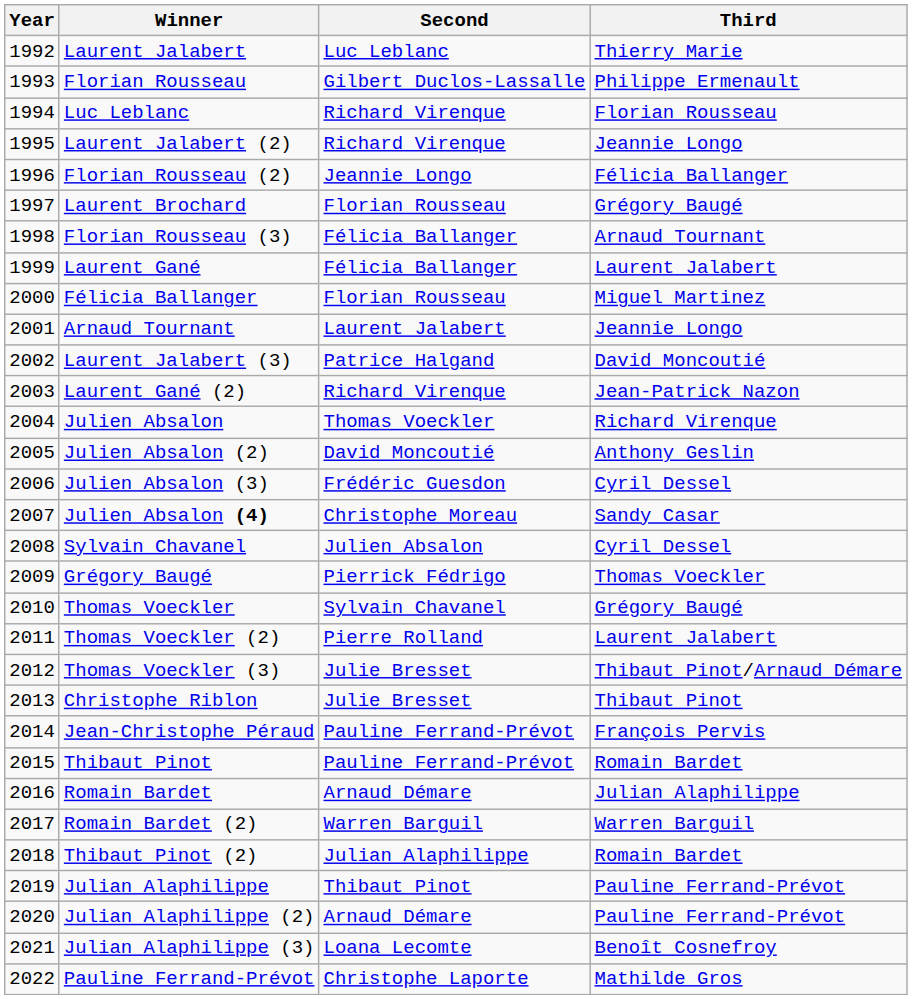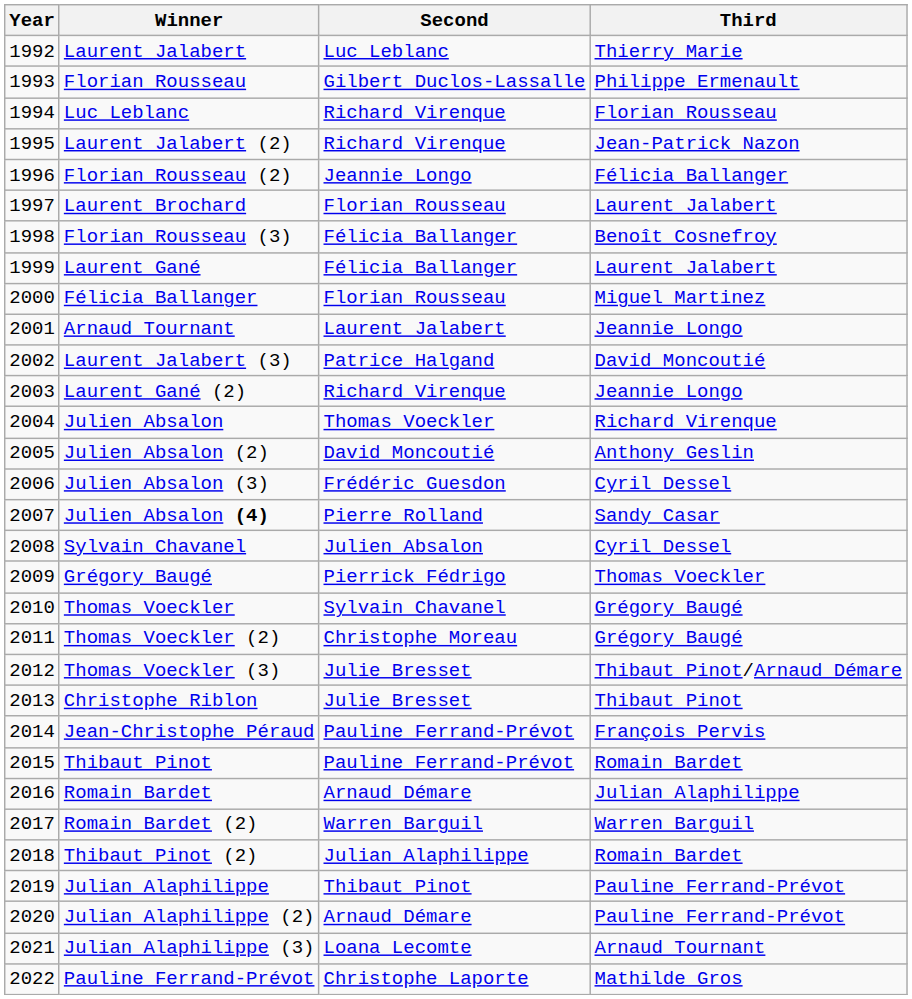(669, 144) Jeannie Longo -> (697, 144) Jean-Patrick Nazon
(669, 206) Grégory Baugé -> (686, 206) Laurent Jalabert
(680, 237) Arnaud Tournant -> (686, 237) Benoît Cosnefroy
(697, 391) Jean-Patrick Nazon -> (669, 391) Jeannie Longo
(420, 515) Christophe Moreau -> (403, 515) Pierre Rolland
(403, 639) Pierre Rolland -> (420, 639) Christophe Moreau
(686, 639) Laurent Jalabert -> (669, 639) Grégory Baugé
(686, 948) Benoît Cosnefroy -> (680, 948) Arnaud Tournant
